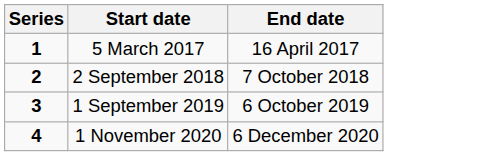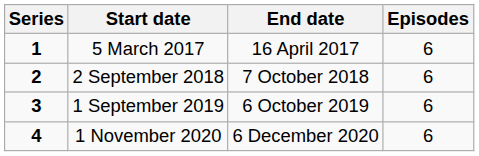+ column: (428, 19)
